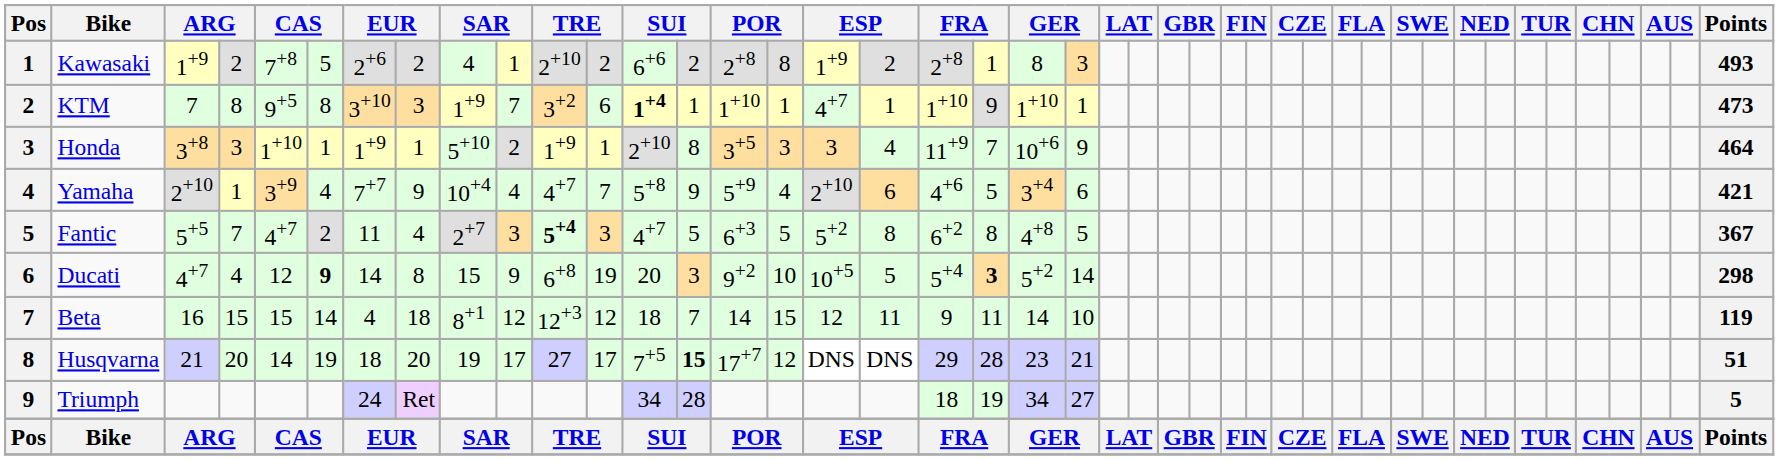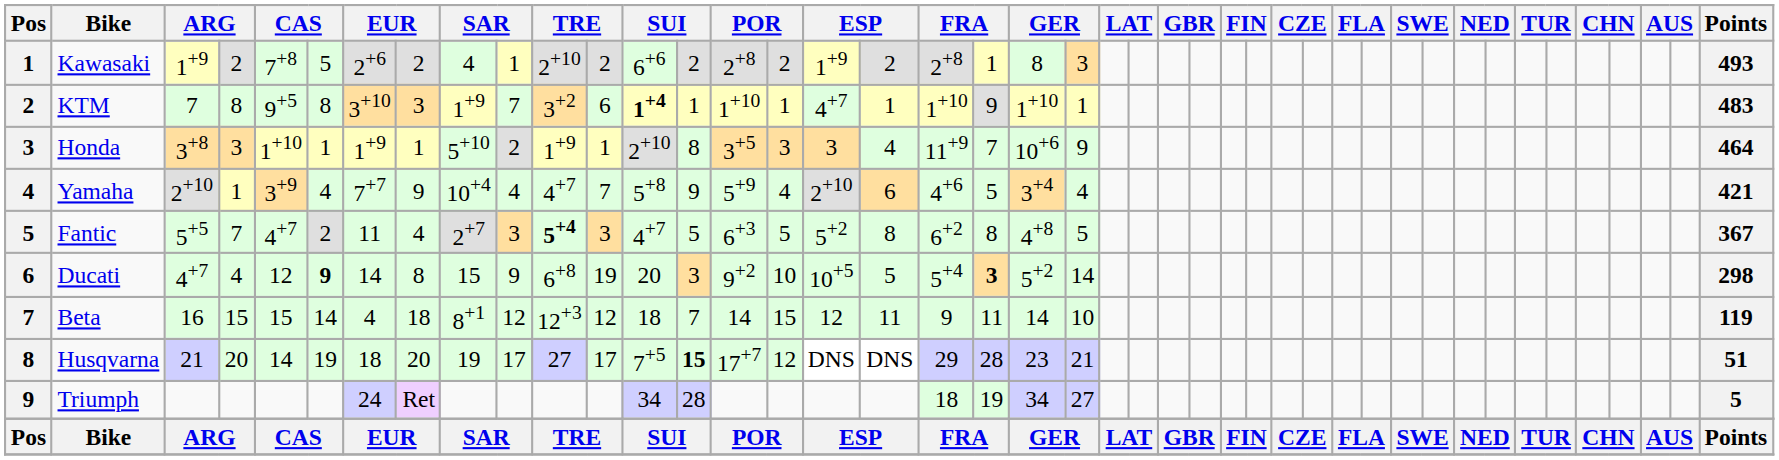(785, 63) 8 -> (785, 63) 2
(1736, 106) 473 -> (1736, 106) 483
(1082, 190) 6 -> (1082, 190) 4
